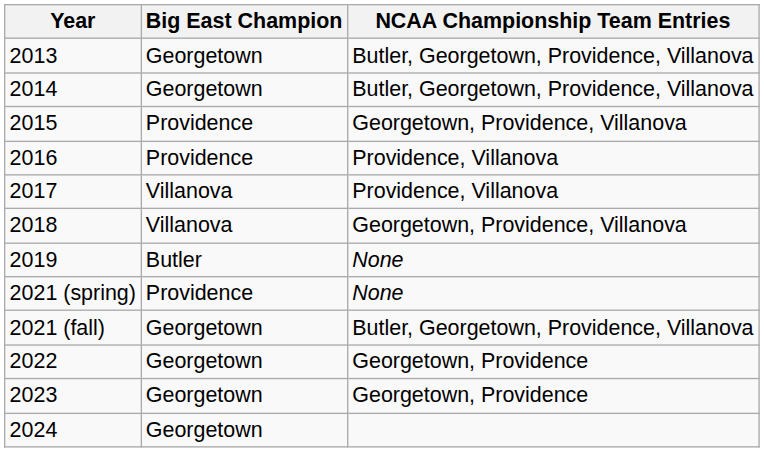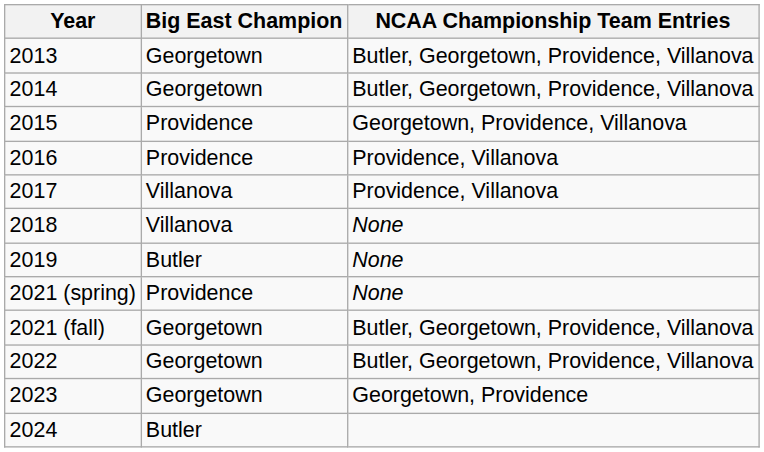(520, 225) Georgetown, Providence, Villanova -> (378, 225) None
(470, 361) Georgetown, Providence -> (553, 361) Butler, Georgetown, Providence, Villanova
(204, 429) Georgetown -> (174, 429) Butler
